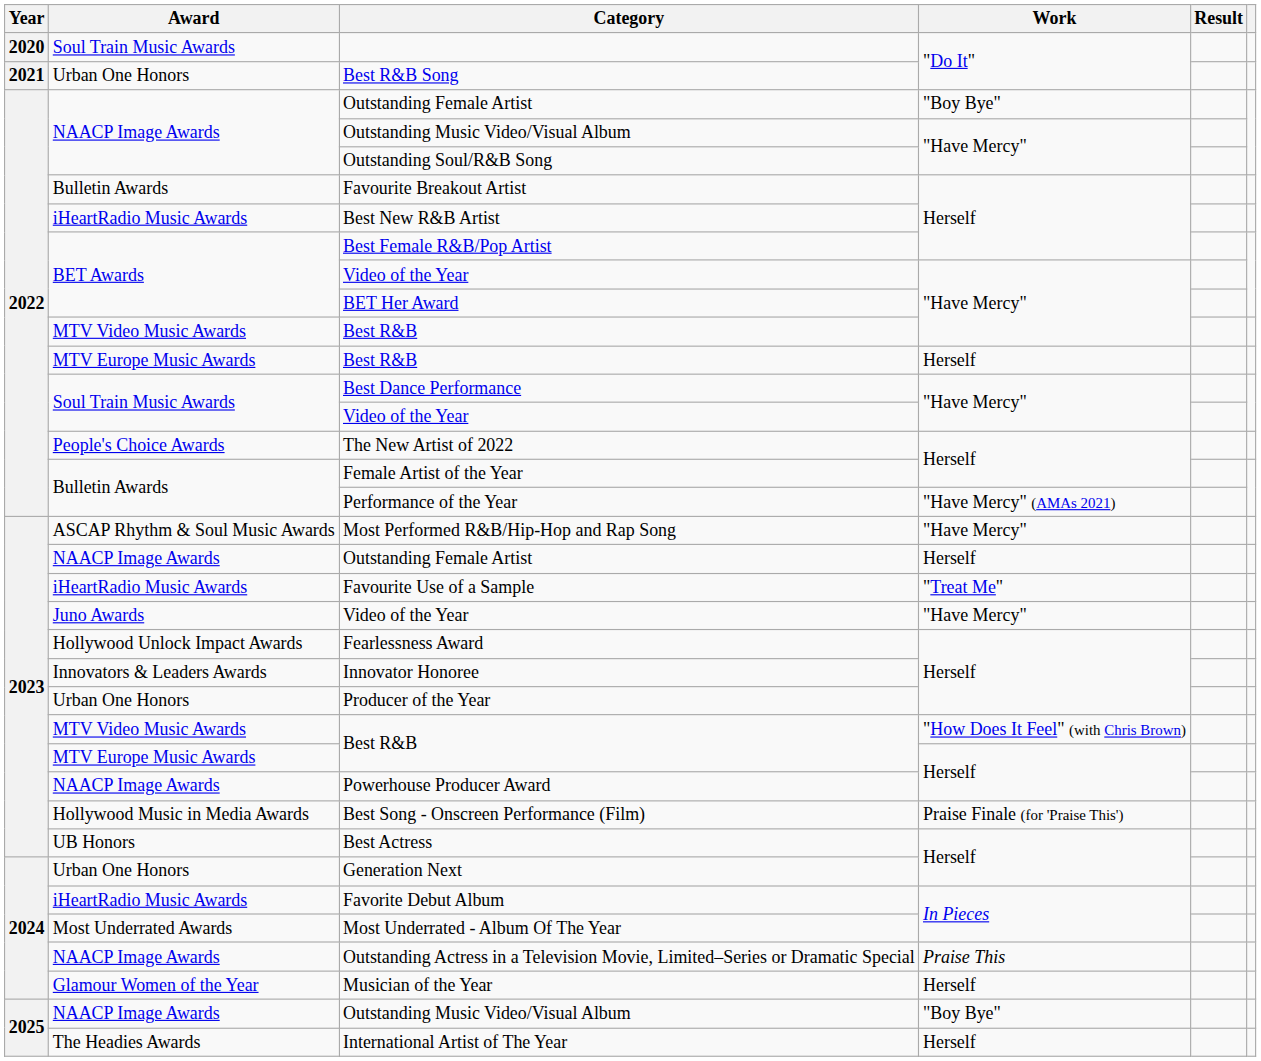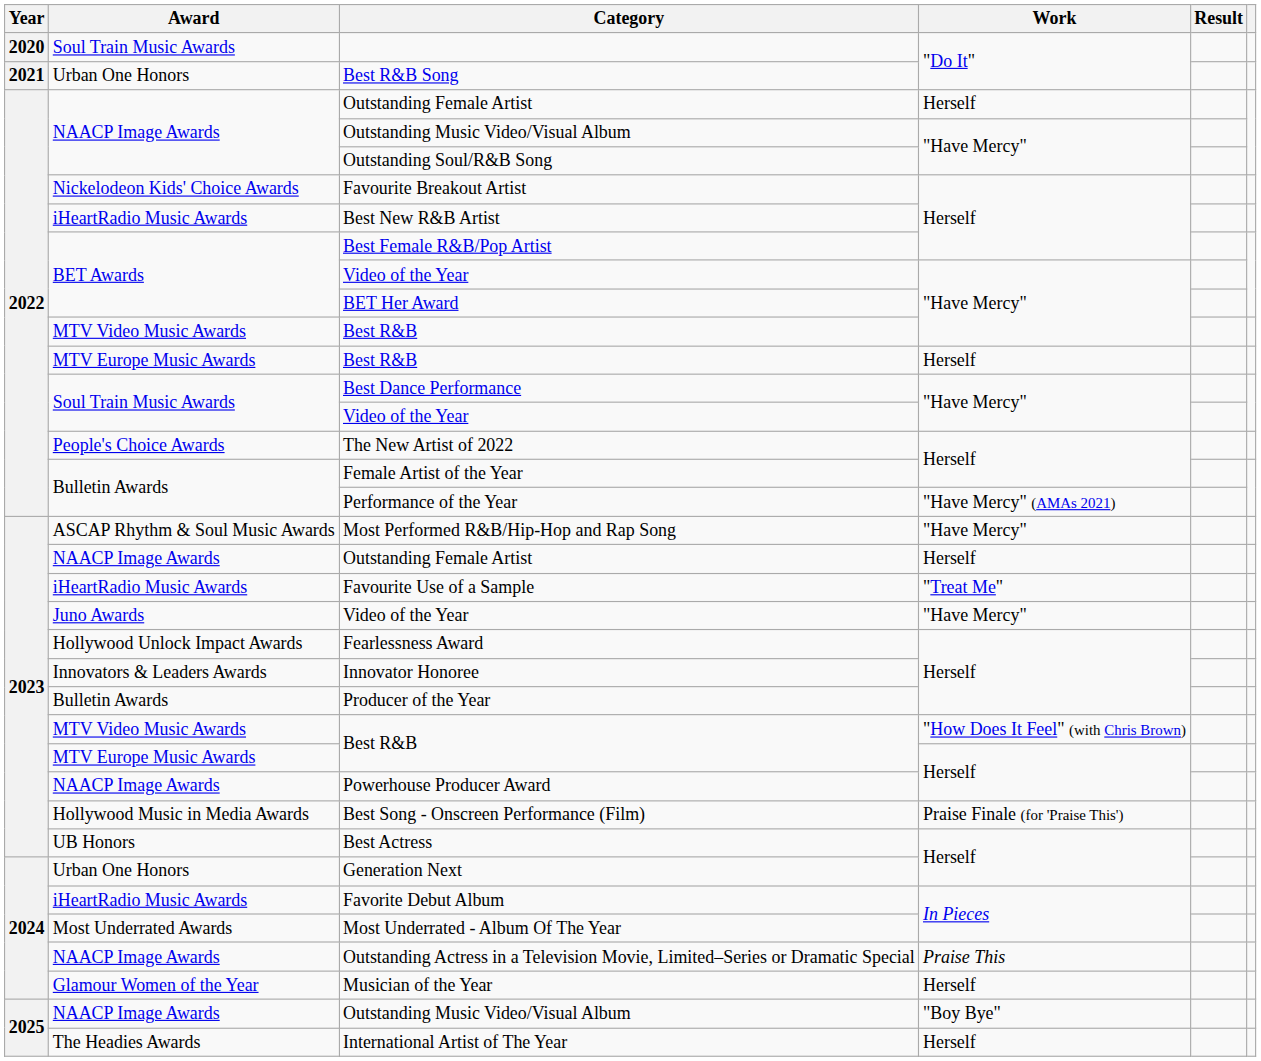(962, 103) "Boy Bye" -> (949, 103) Herself
(110, 189) Bulletin Awards -> (176, 189) Nickelodeon Kids' Choice Awards
(121, 700) Urban One Honors -> (110, 700) Bulletin Awards
